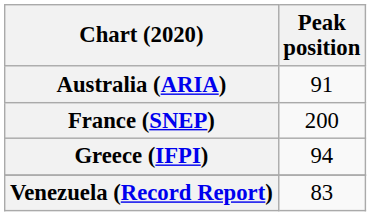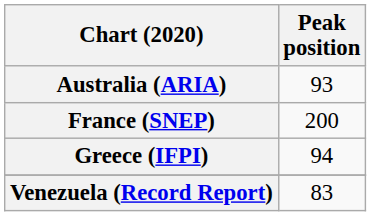(322, 84) 91 -> (322, 84) 93
